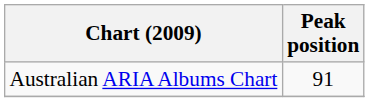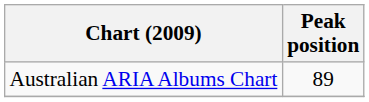(323, 79) 91 -> (323, 79) 89
